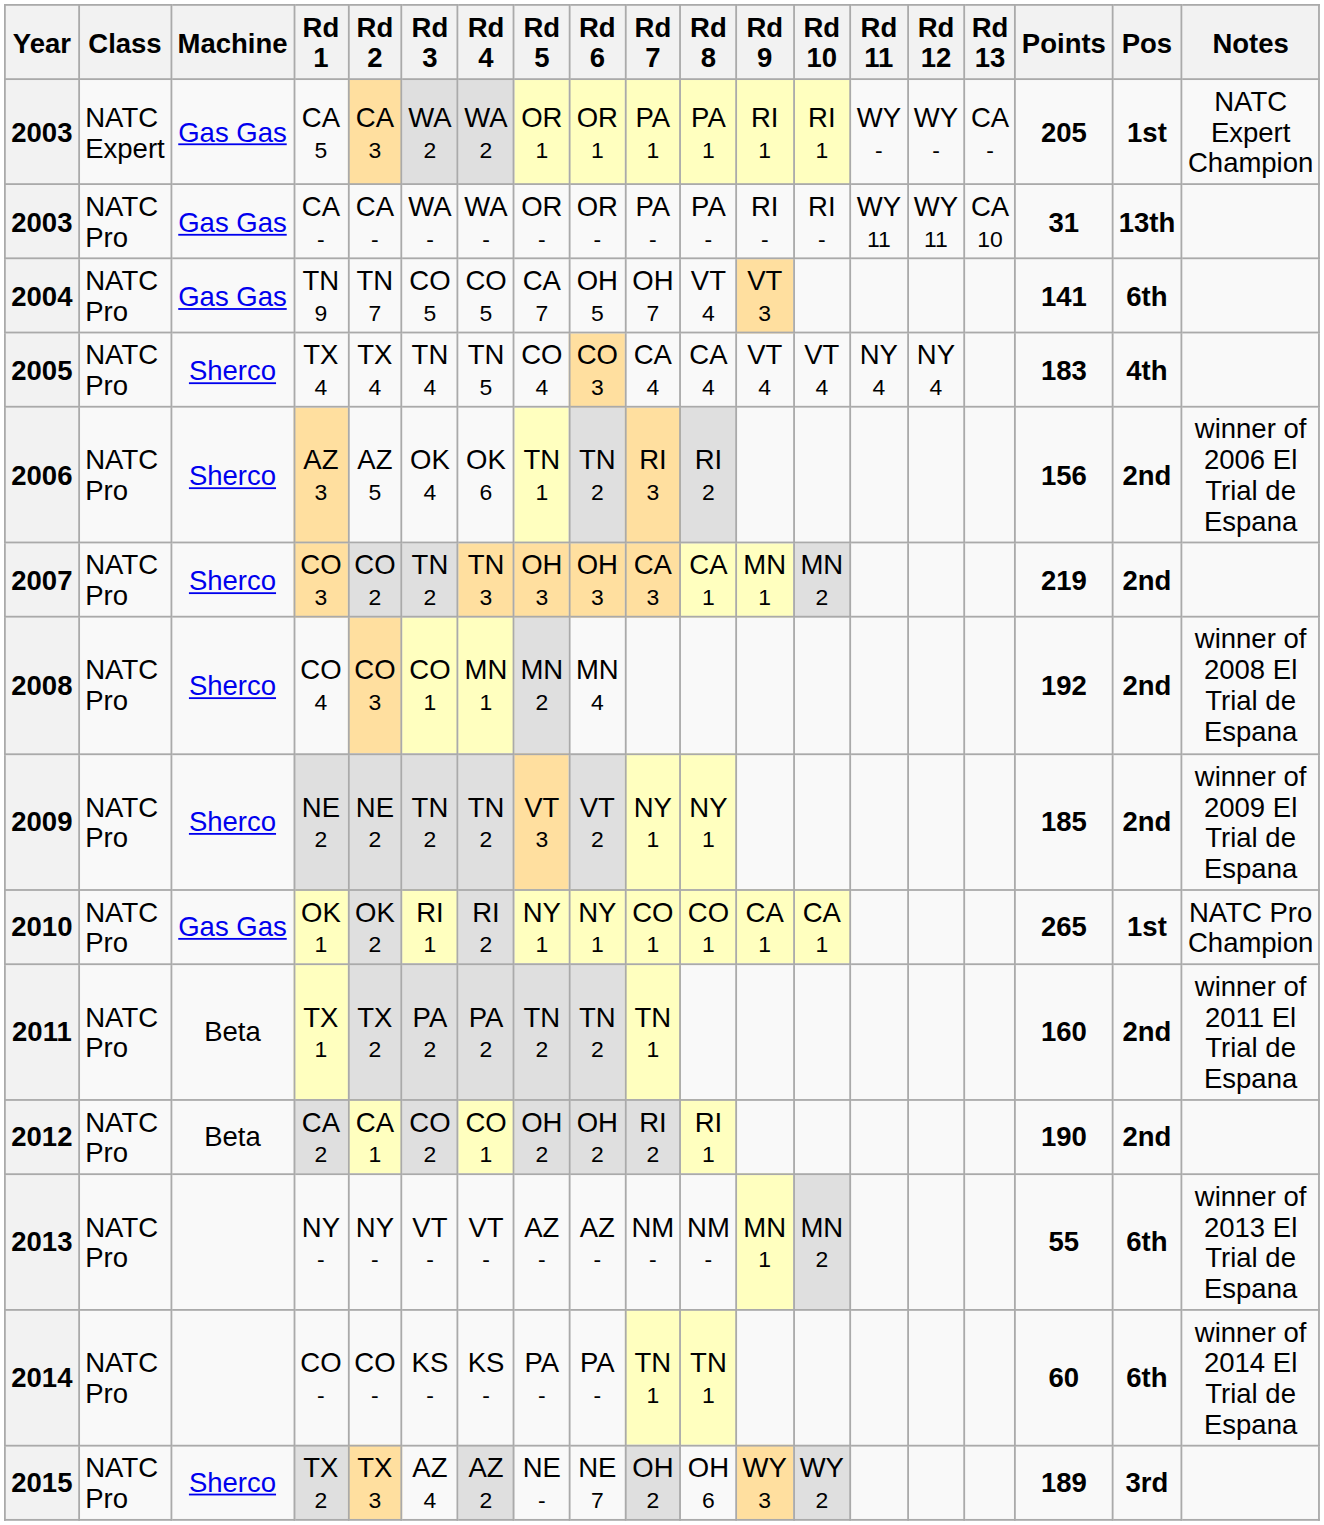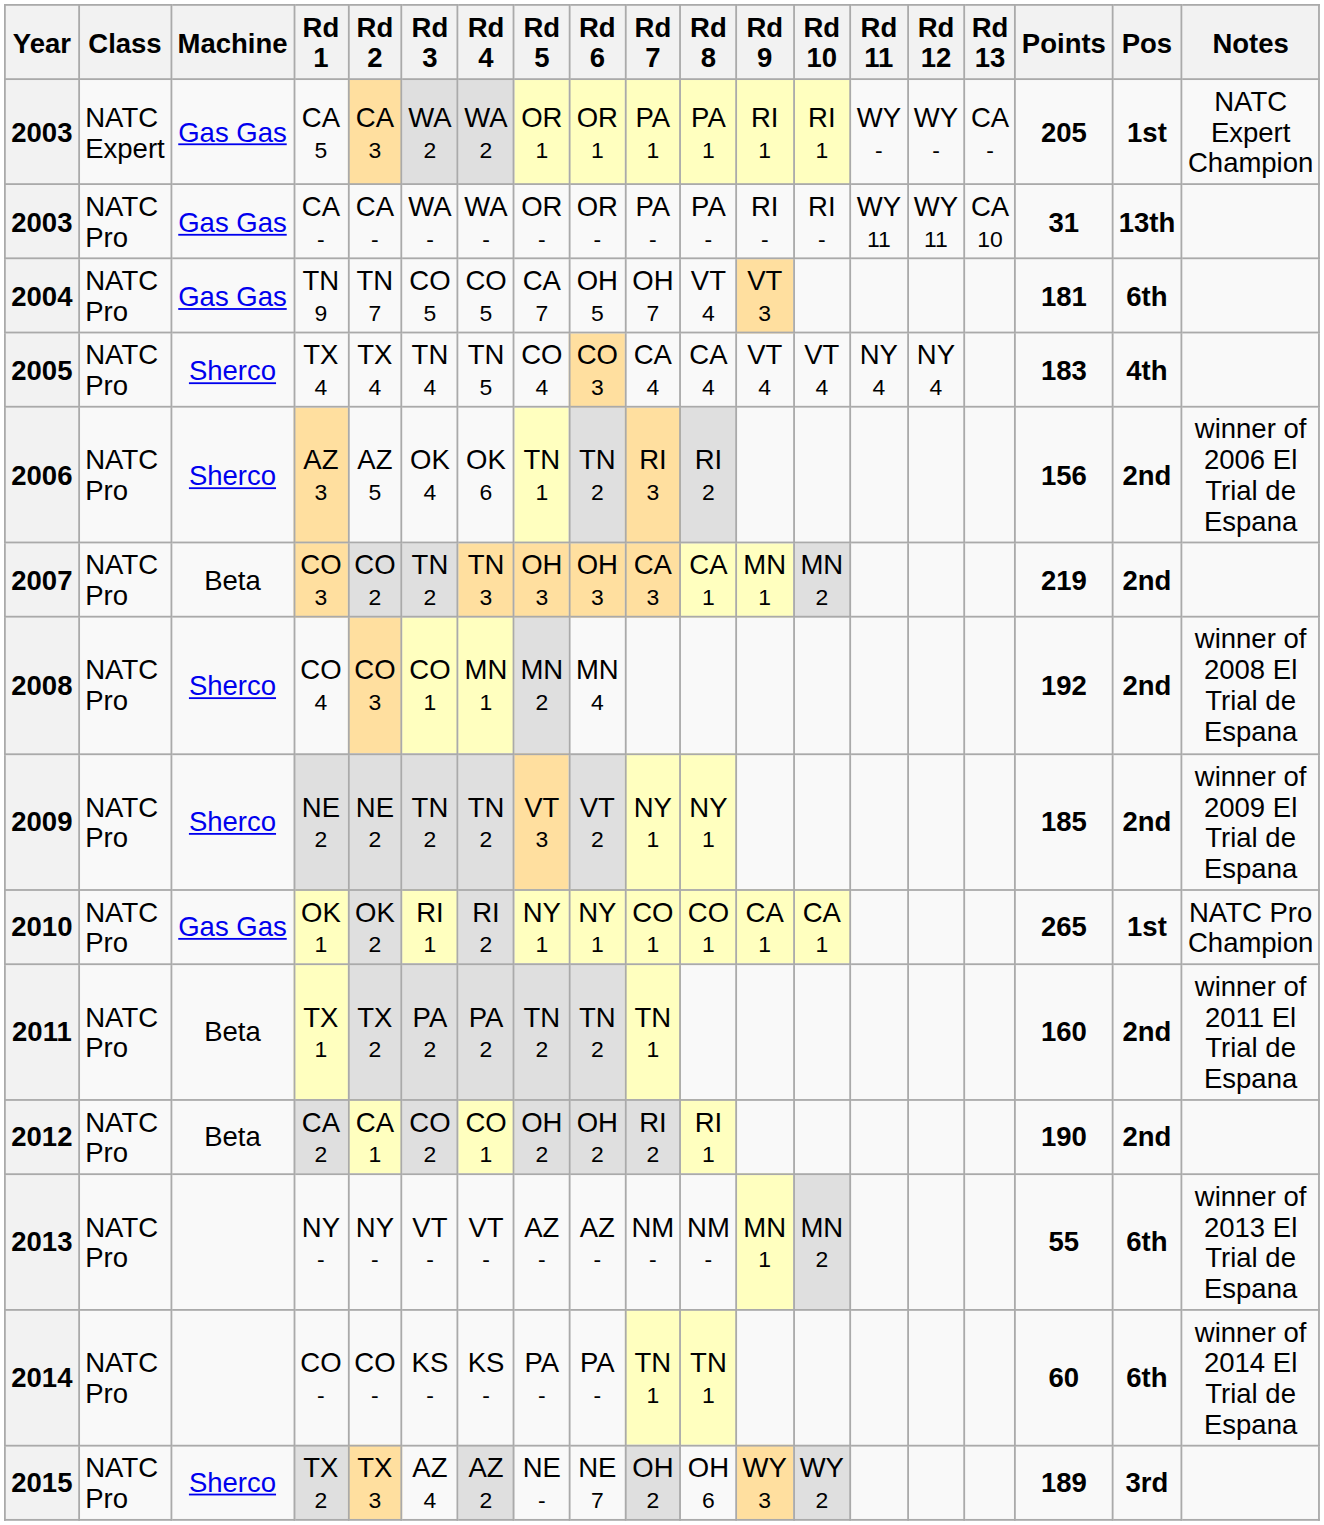(1064, 296) 141 -> (1064, 296) 181
(232, 581) Sherco -> (232, 581) Beta
